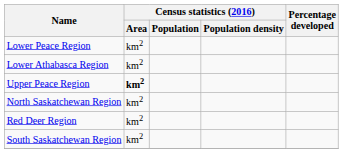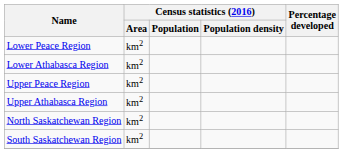(135, 83) bold -> (135, 83) normal
+ row: (57, 101)
- row: (42, 120)
